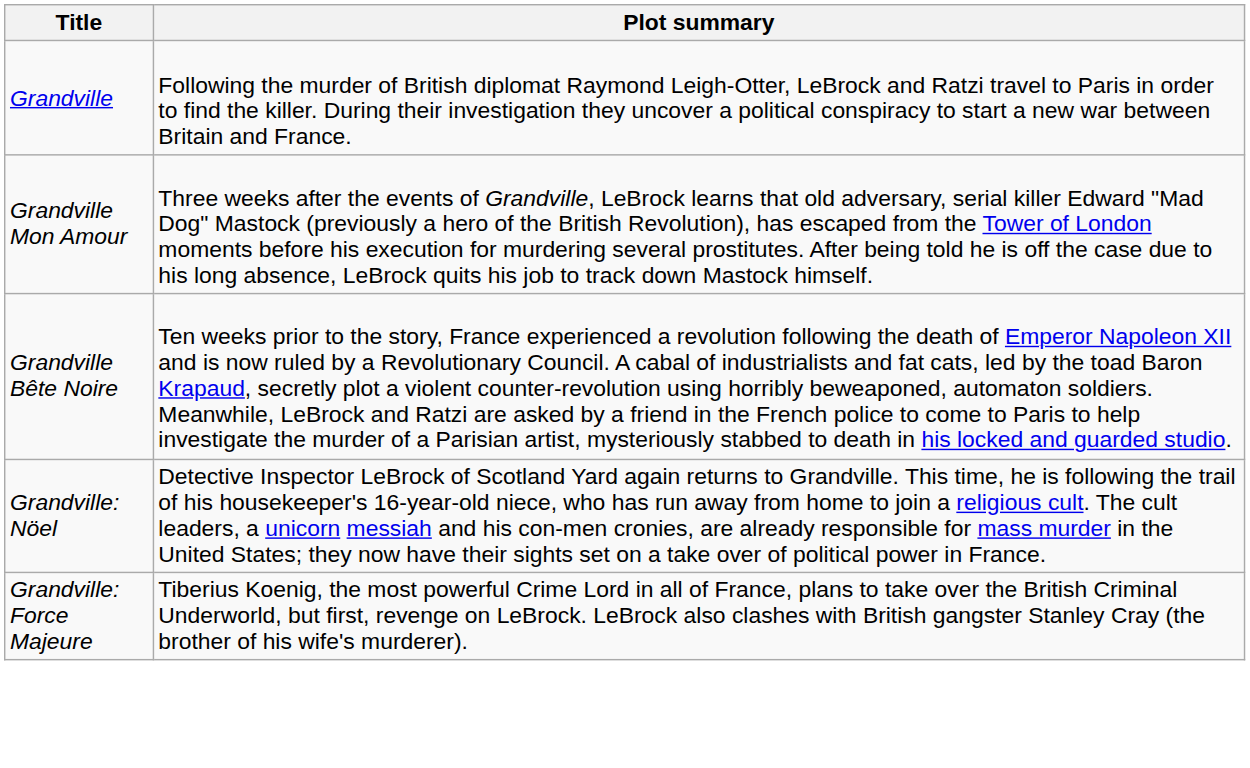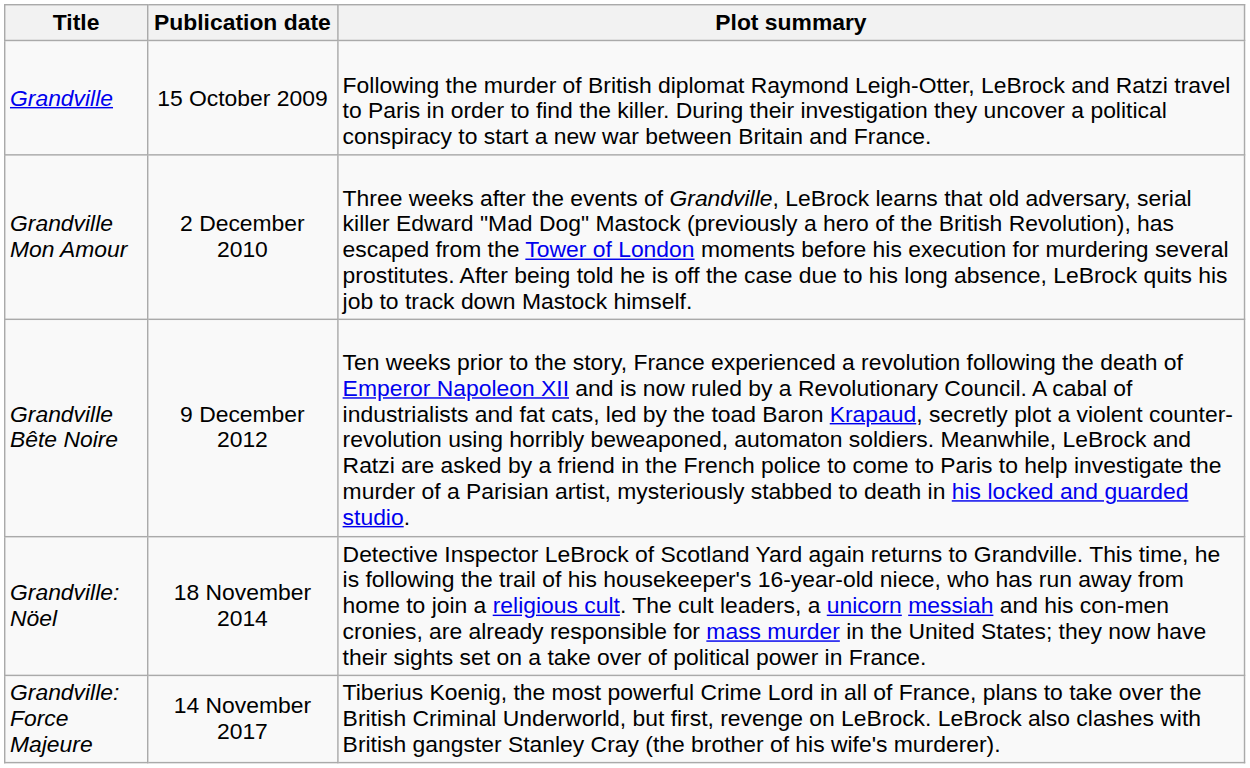+ column: (242, 22)
